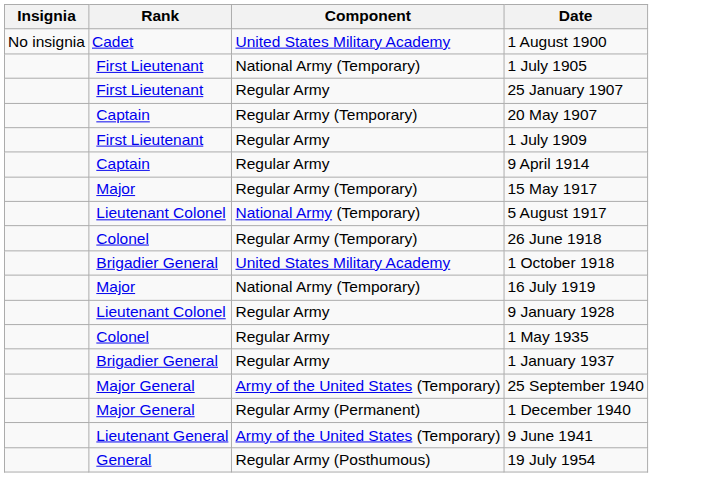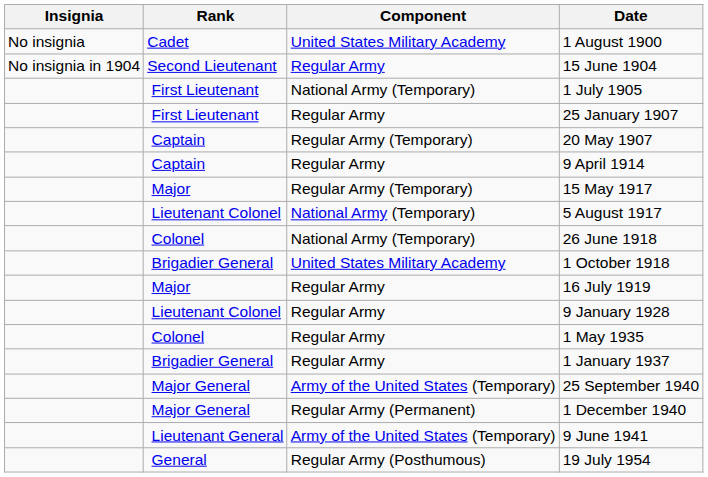+ row: (610, 66)
- row: (547, 139)
(326, 238) Regular Army (Temporary) -> (383, 238) National Army (Temporary)
(328, 287) National Army (Temporary) -> (338, 287) Regular Army
